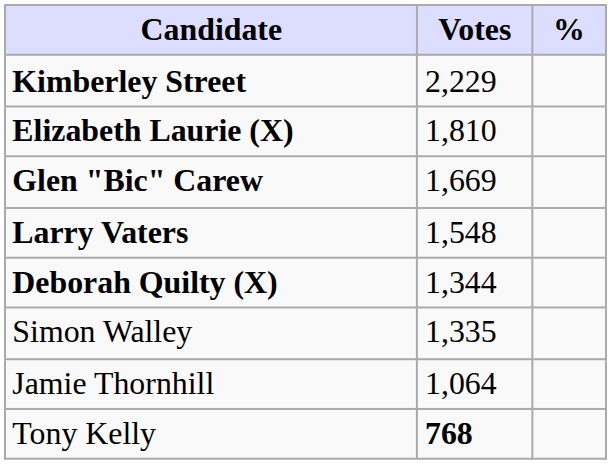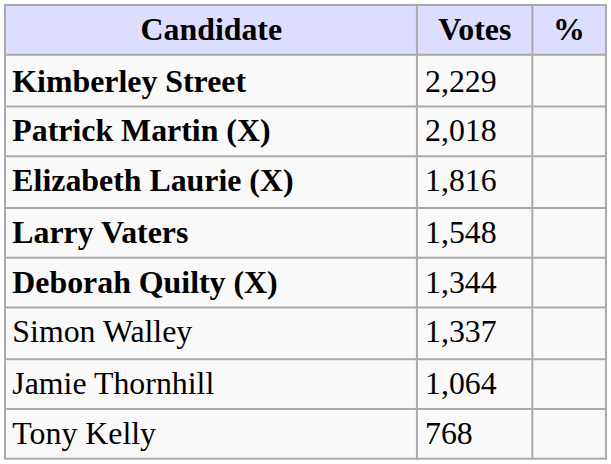+ row: (141, 130)
(461, 130) 1,810 -> (461, 181) 1,816
- row: (138, 181)
(461, 332) 1,335 -> (461, 332) 1,337
(449, 433) bold -> (449, 433) normal
